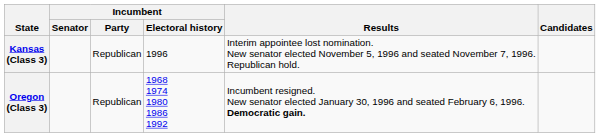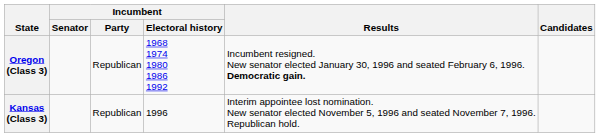rows swapped: (27, 102) <-> (27, 54)
